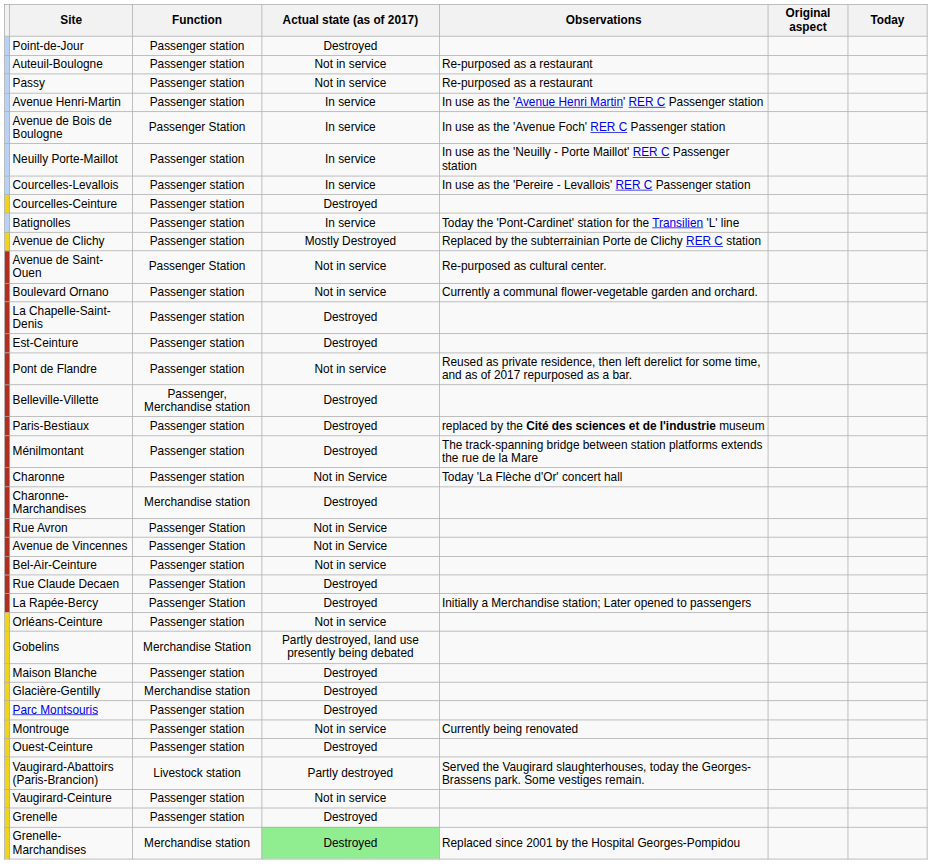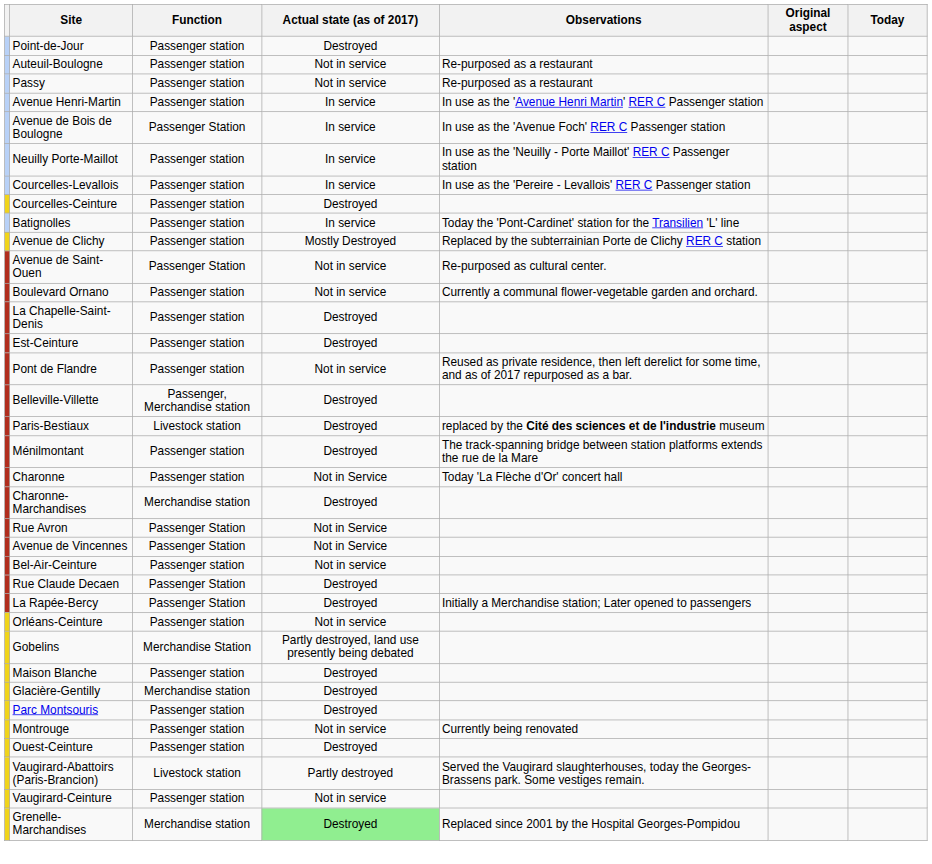(197, 426) Passenger station -> (197, 426) Livestock station
- row: (35, 817)
